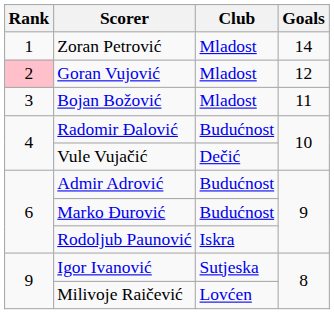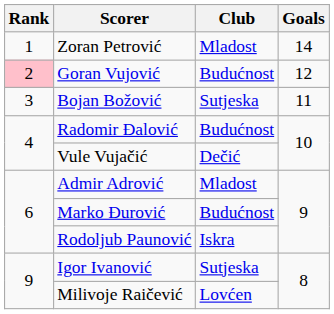(228, 73) Mladost -> (237, 73) Budućnost
(228, 101) Mladost -> (229, 101) Sutjeska
(237, 184) Budućnost -> (228, 184) Mladost
